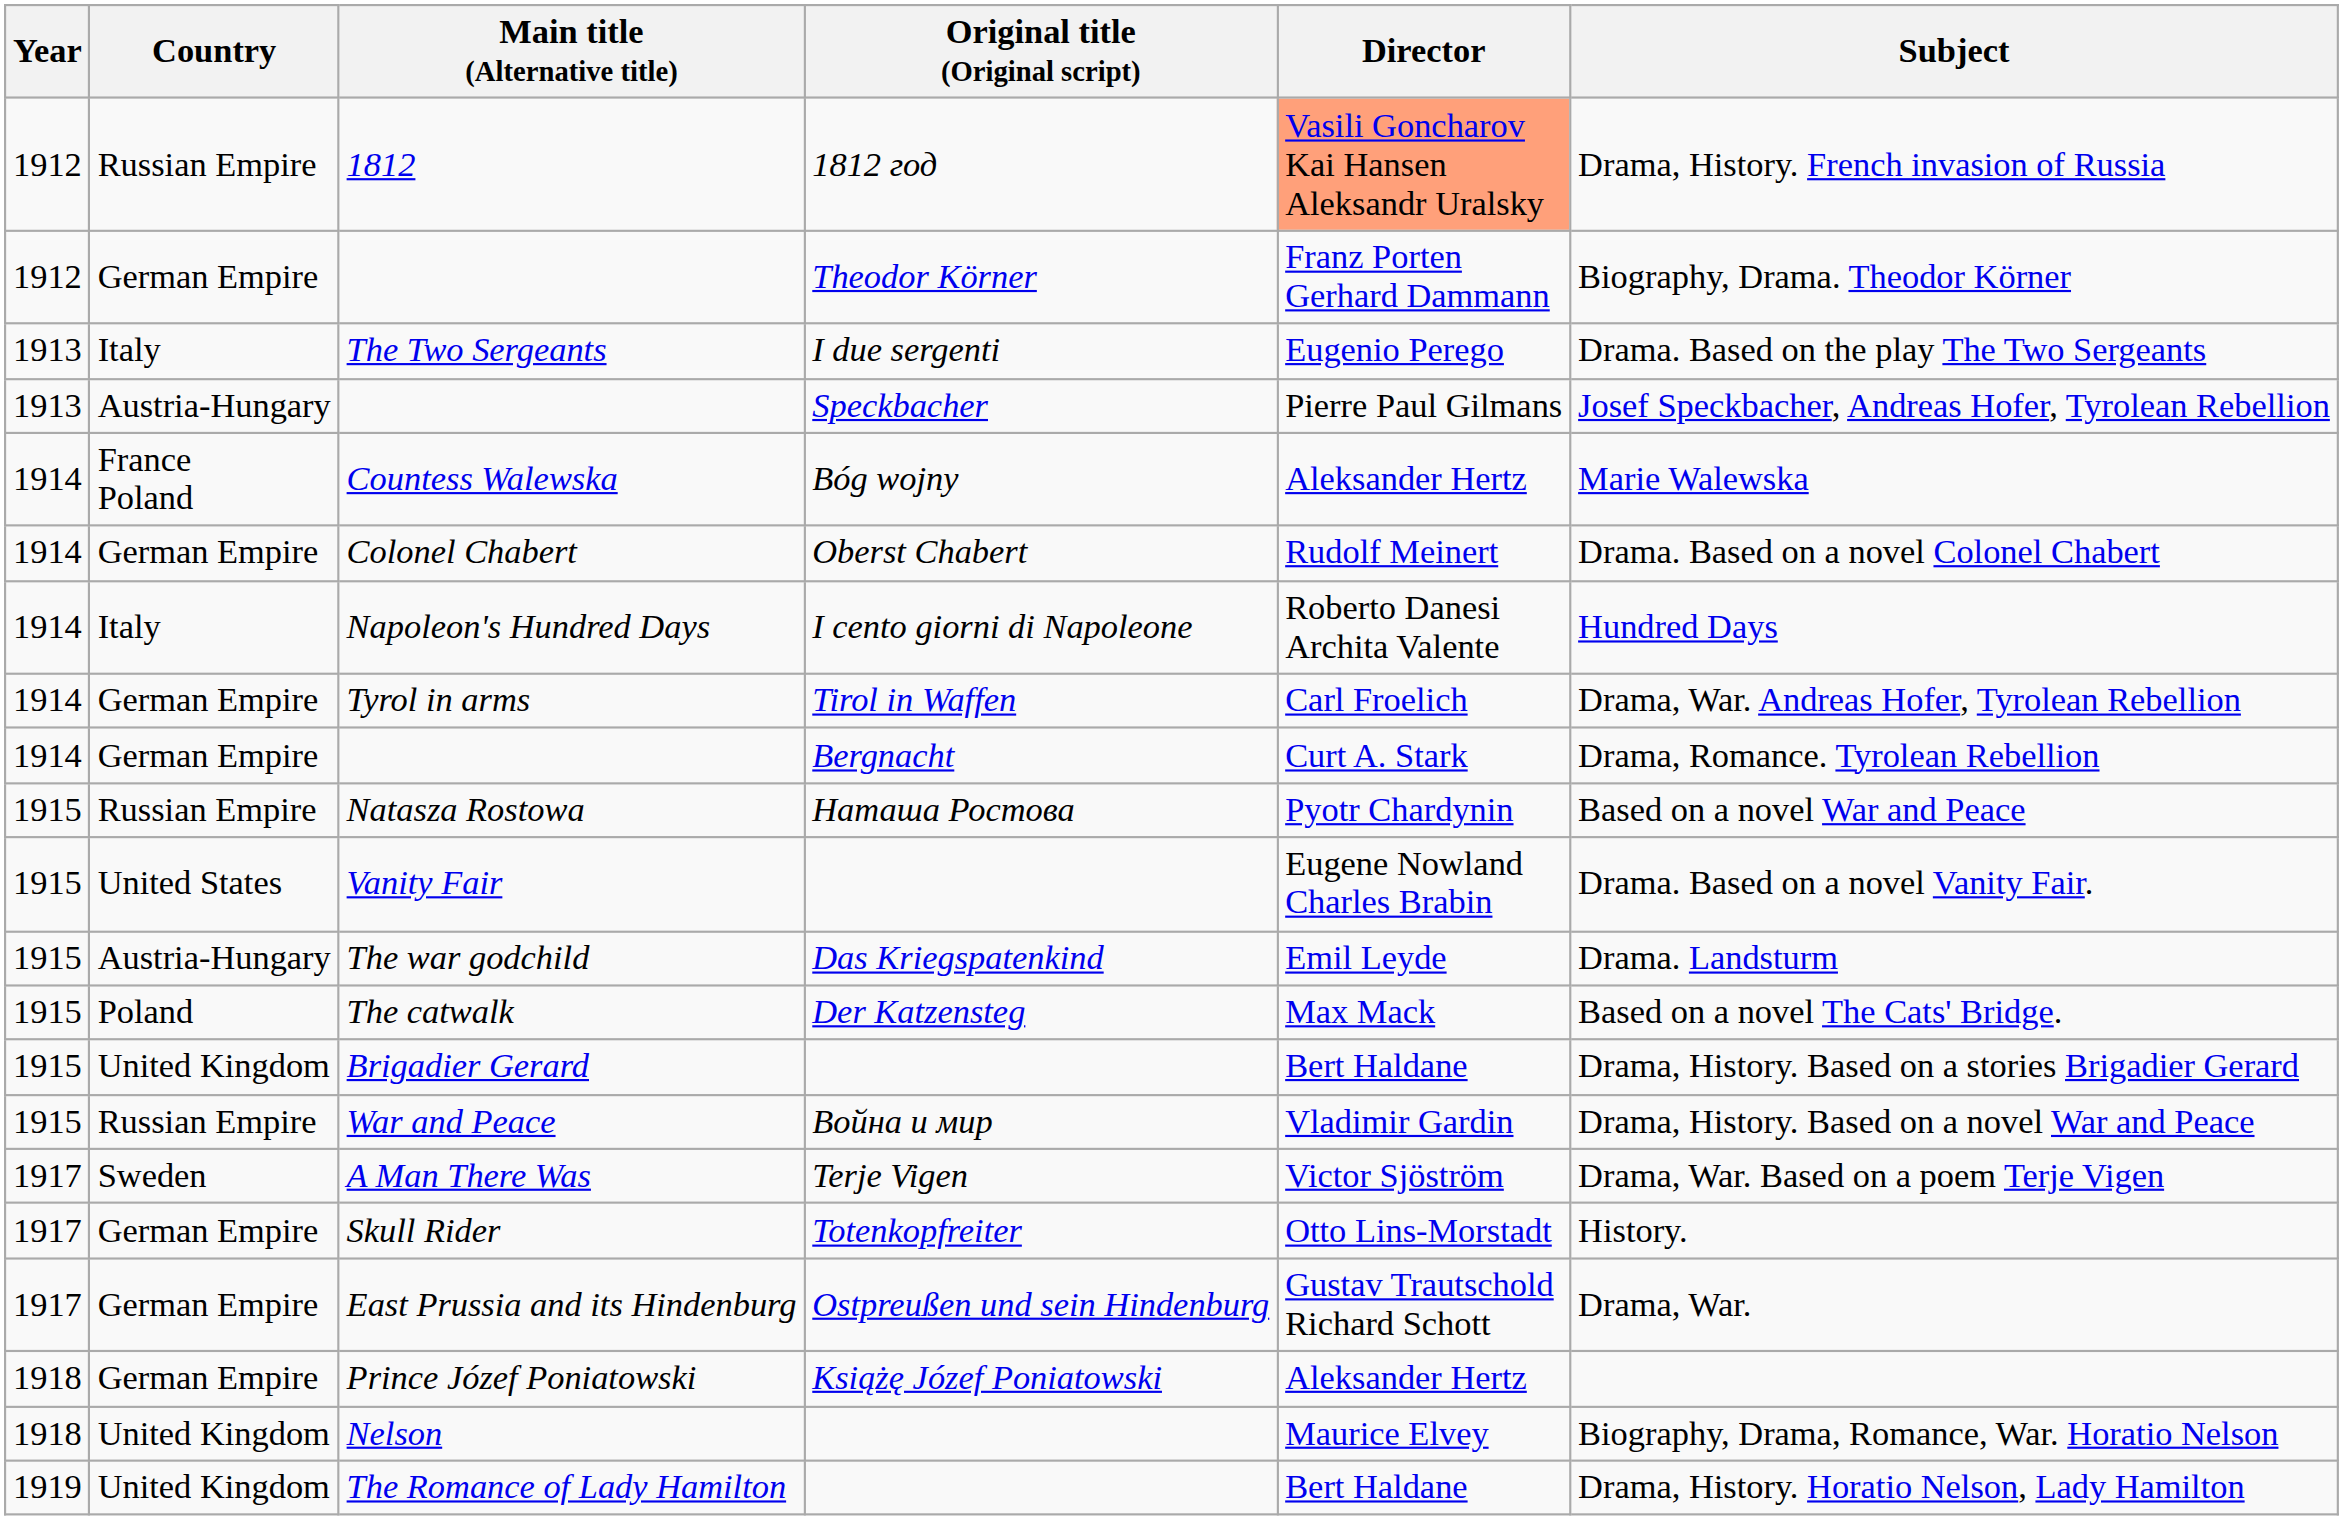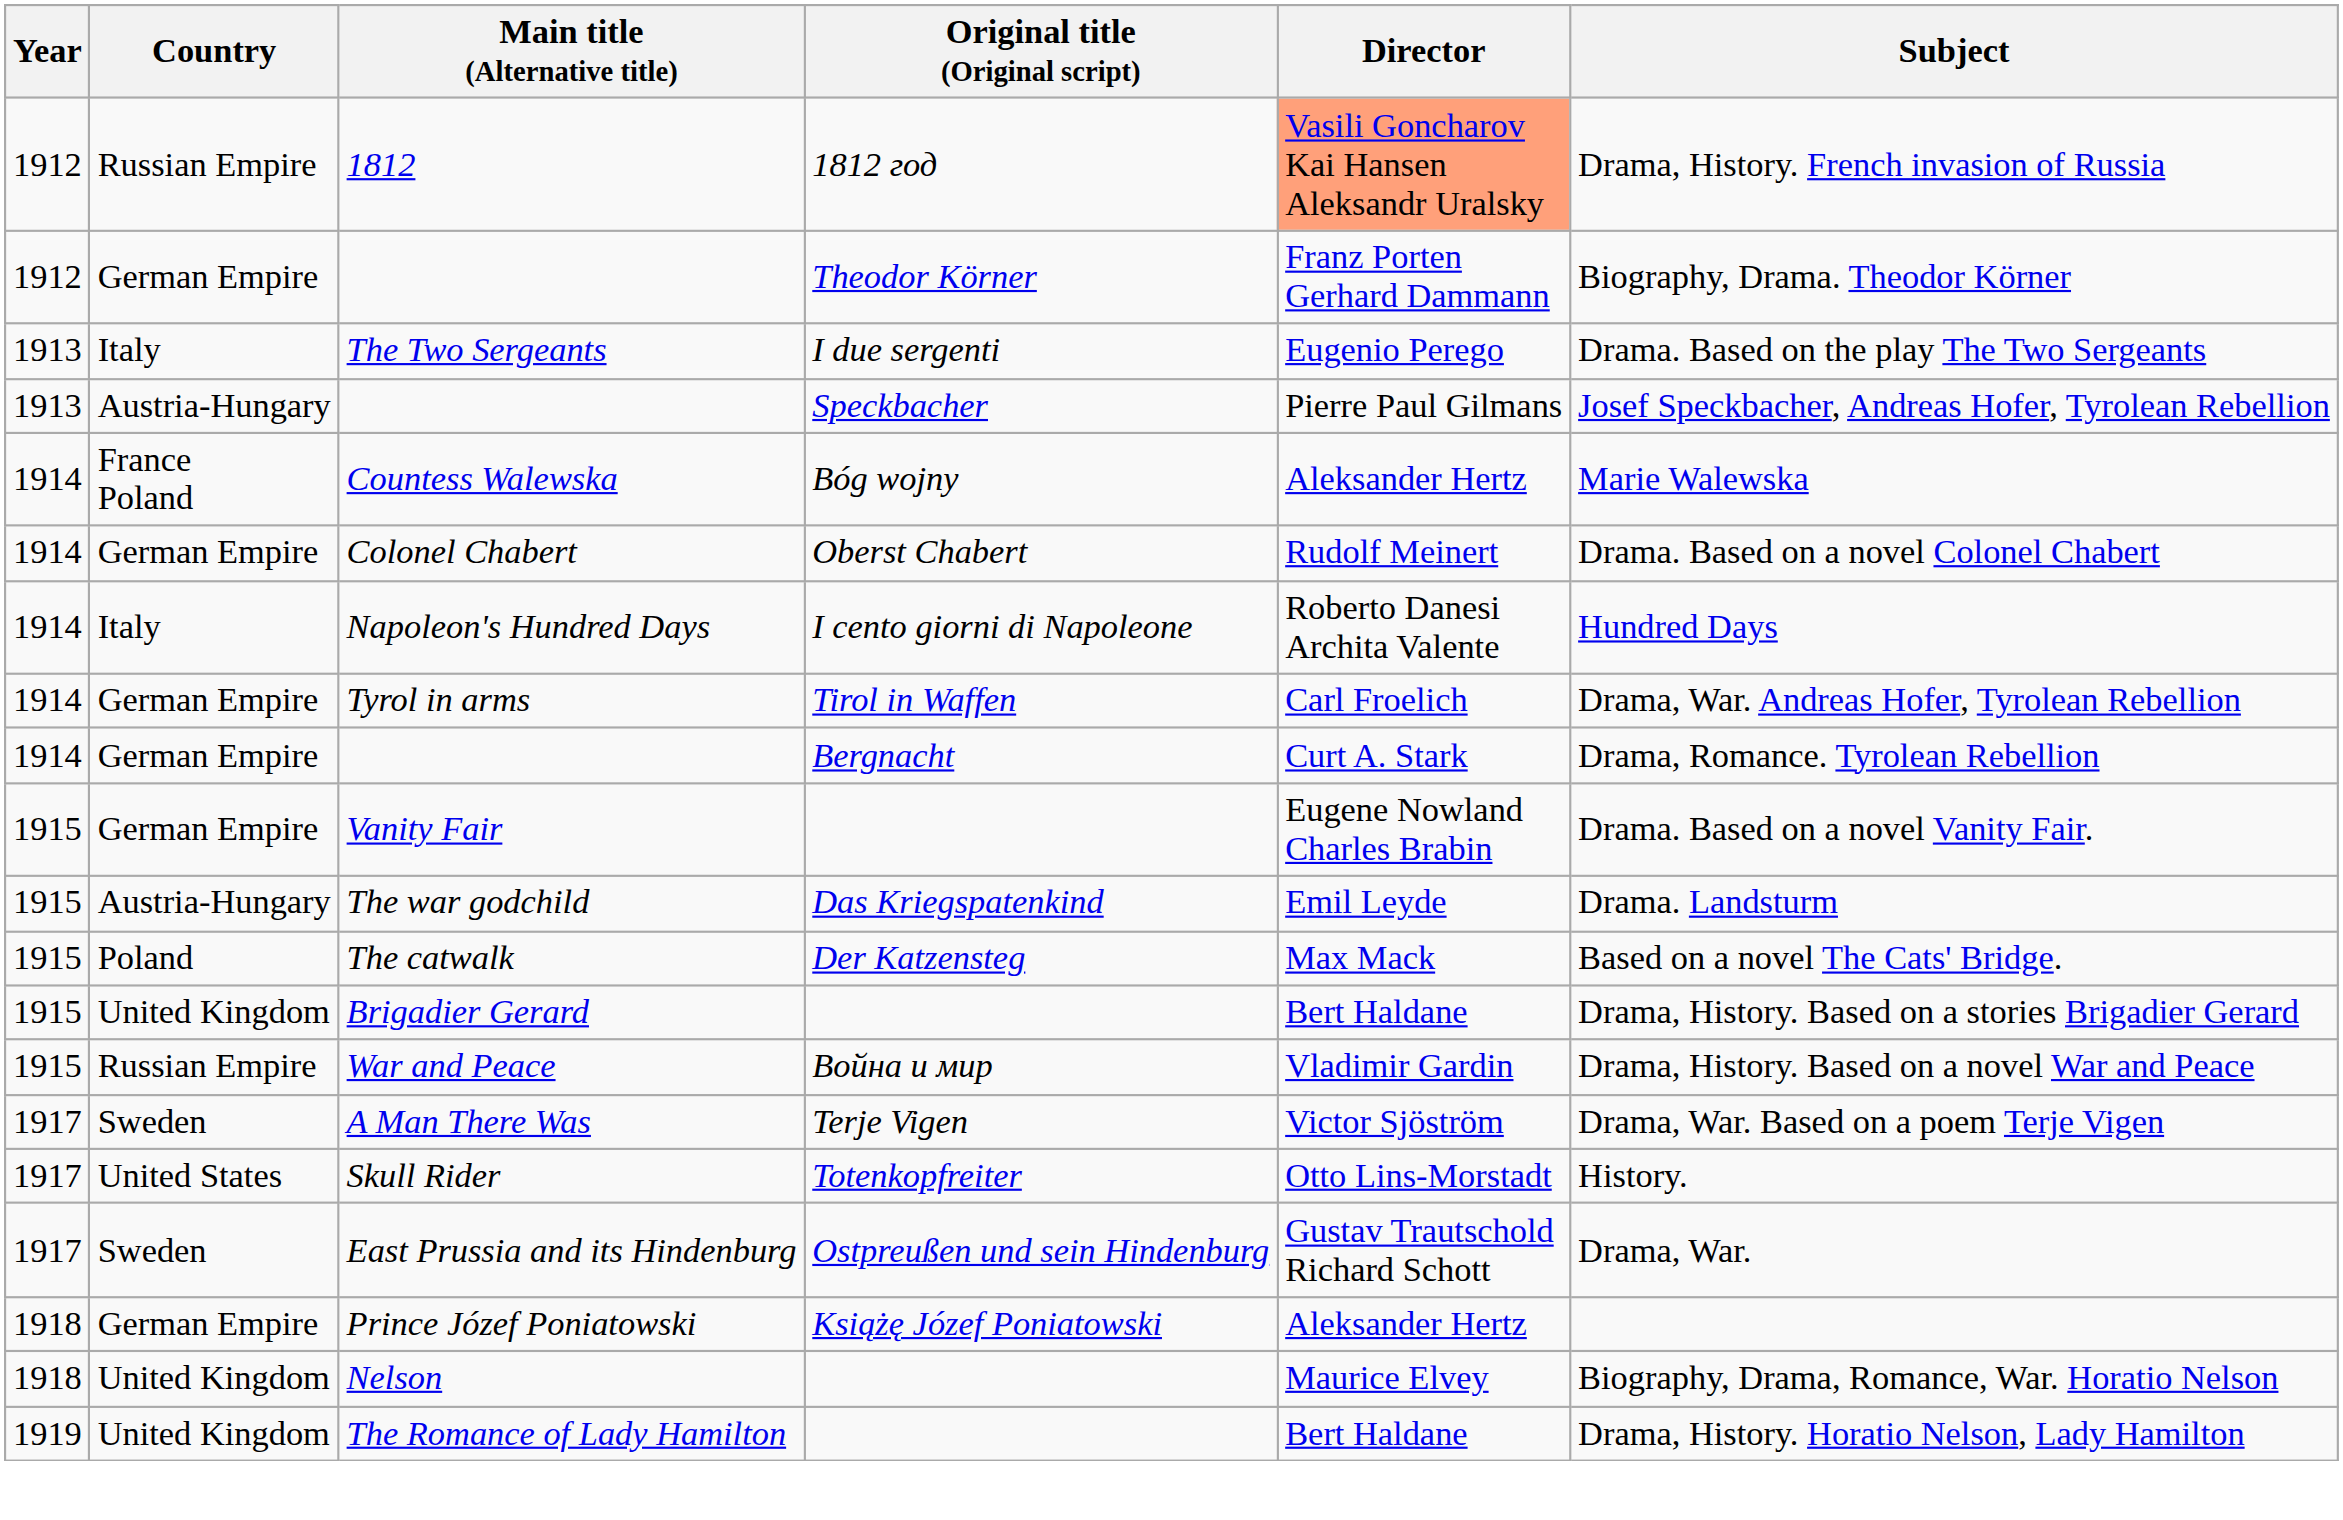- row: (466, 809)
(190, 883) United States -> (208, 828) German Empire
(208, 1230) German Empire -> (190, 1175) United States
(208, 1304) German Empire -> (152, 1249) Sweden
